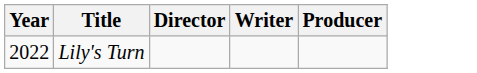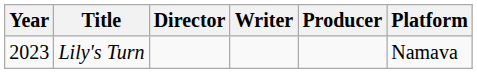+ column: (430, 20)
(29, 52) 2022 -> (29, 52) 2023
